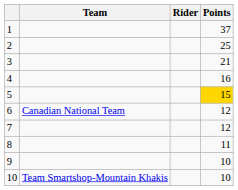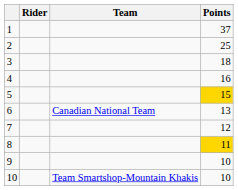columns swapped: (185, 12) <-> (95, 12)
(225, 62) 21 -> (225, 62) 18
(225, 111) 12 -> (225, 111) 13
(226, 144) no background -> (226, 144) gold background
